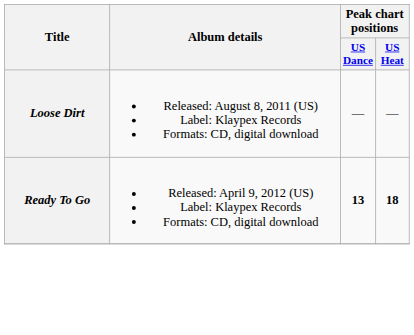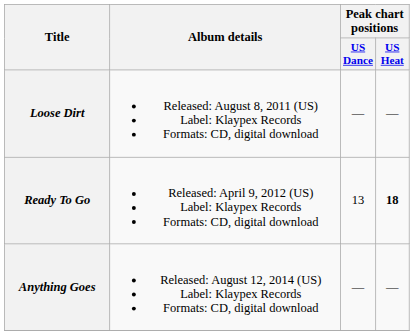(358, 200) bold -> (358, 200) normal
+ row: (57, 287)
